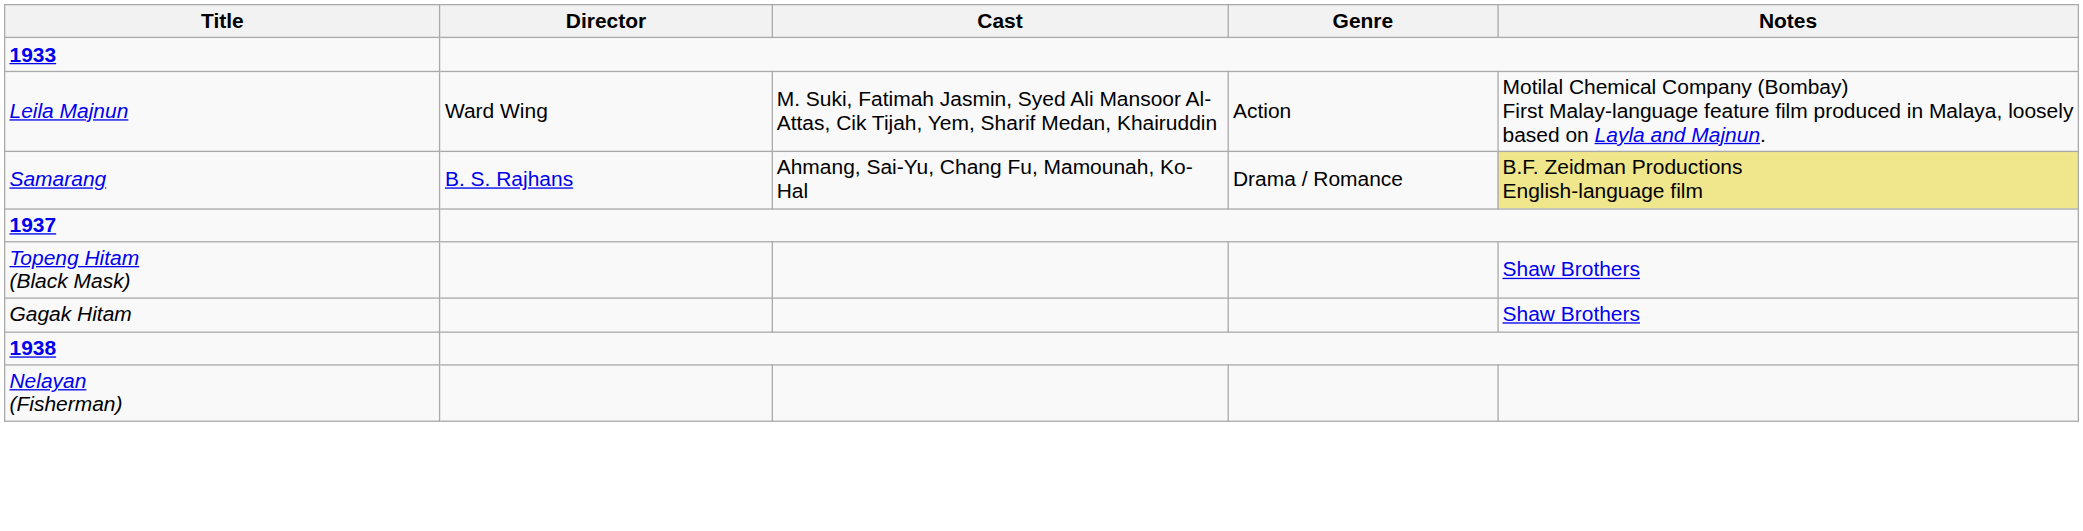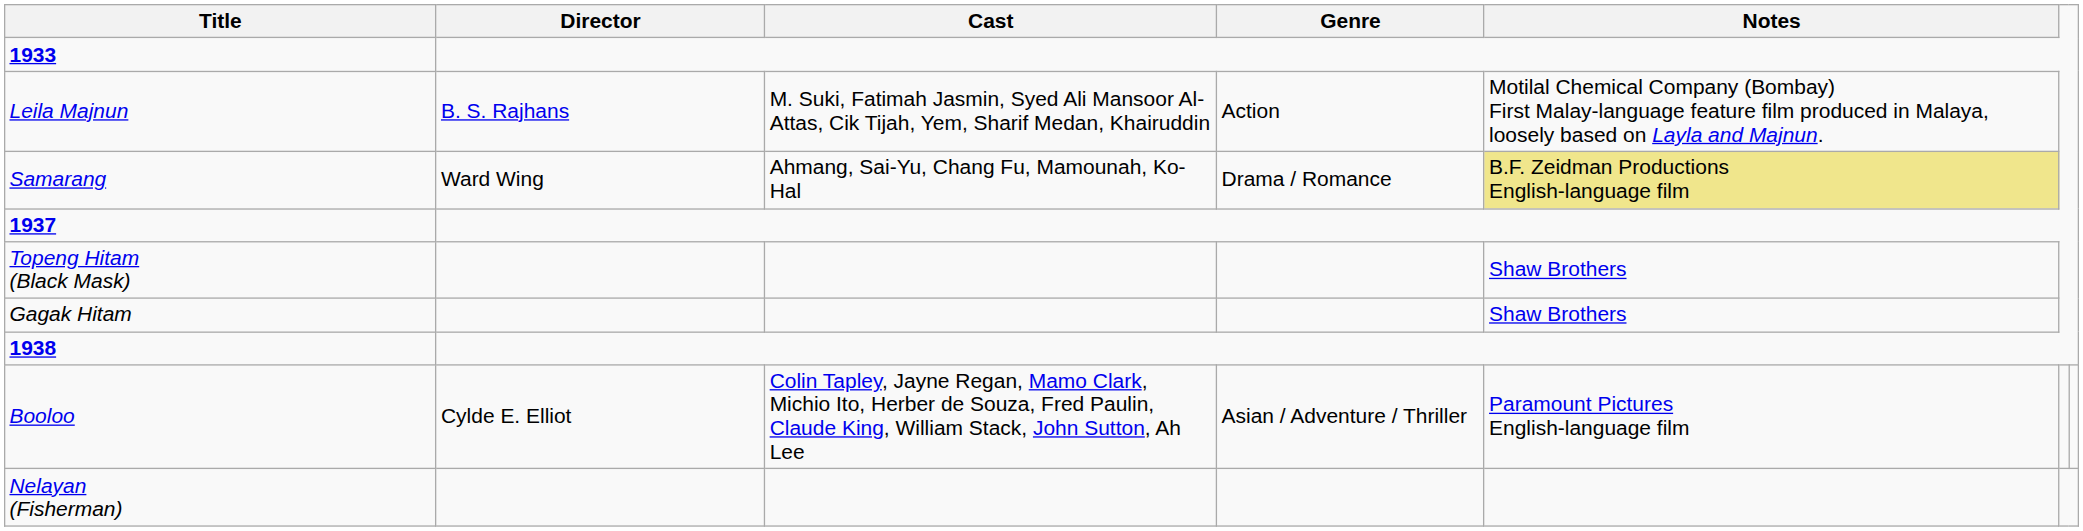(496, 111) Ward Wing -> (505, 111) B. S. Rajhans
(509, 179) B. S. Rajhans -> (492, 179) Ward Wing
+ row: (42, 416)
